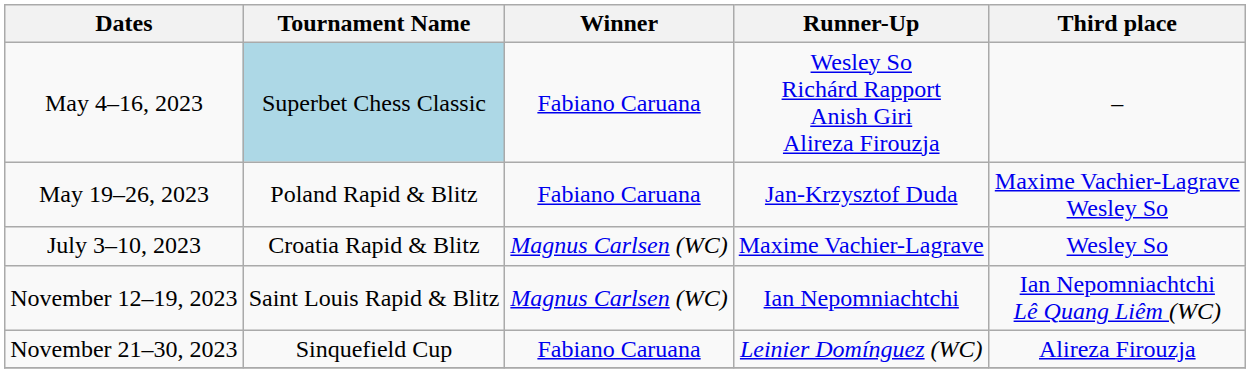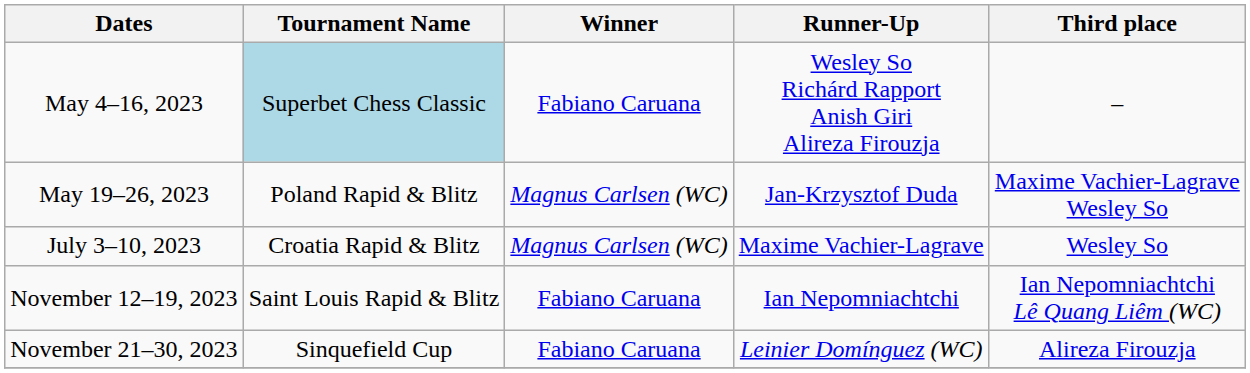(619, 194) Fabiano Caruana -> (619, 194) Magnus Carlsen (WC)
(619, 297) Magnus Carlsen (WC) -> (619, 297) Fabiano Caruana
